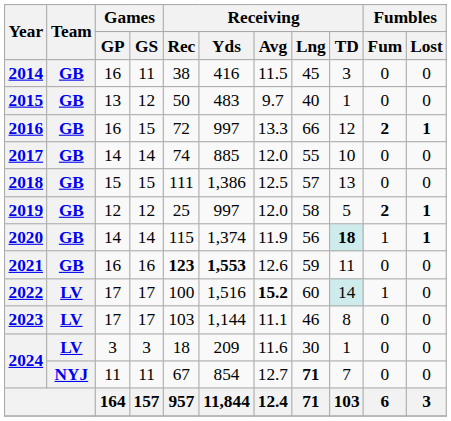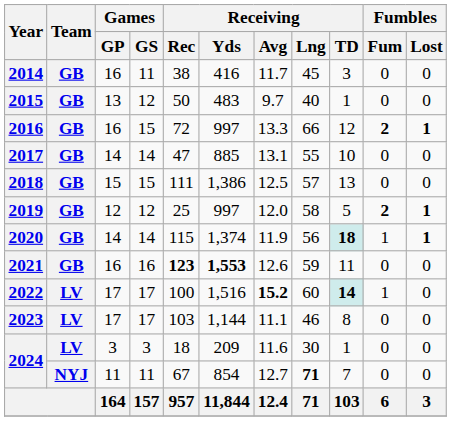(273, 73) 11.5 -> (273, 73) 11.7
(181, 155) 74 -> (181, 155) 47
(273, 155) 12.0 -> (273, 155) 13.1
(347, 292) normal -> (347, 292) bold
